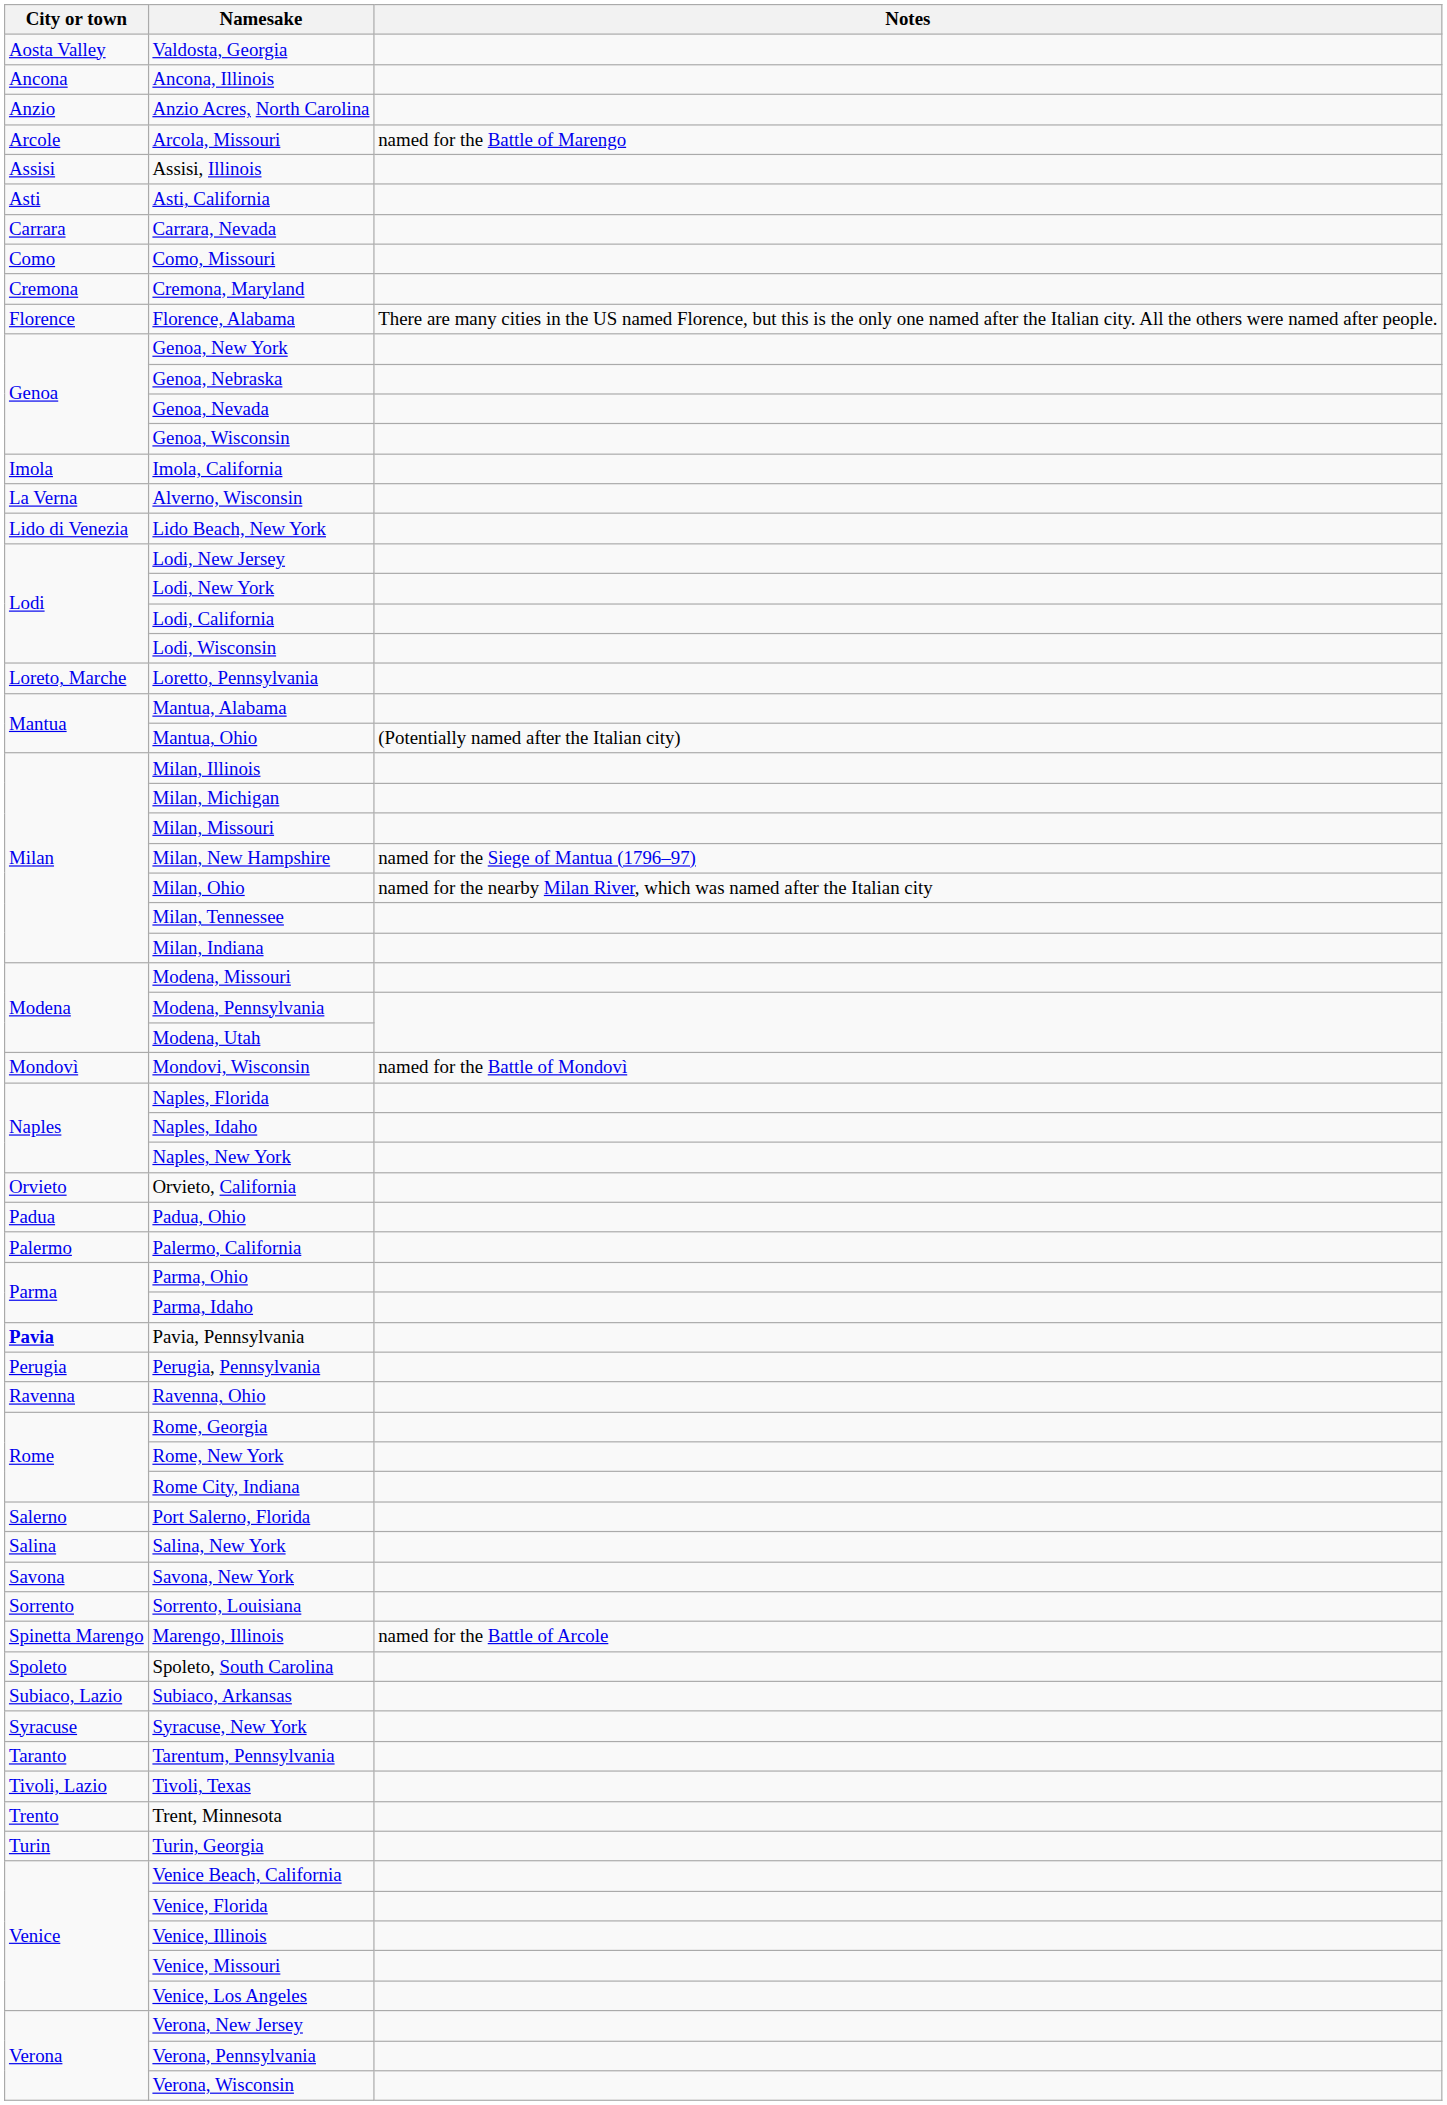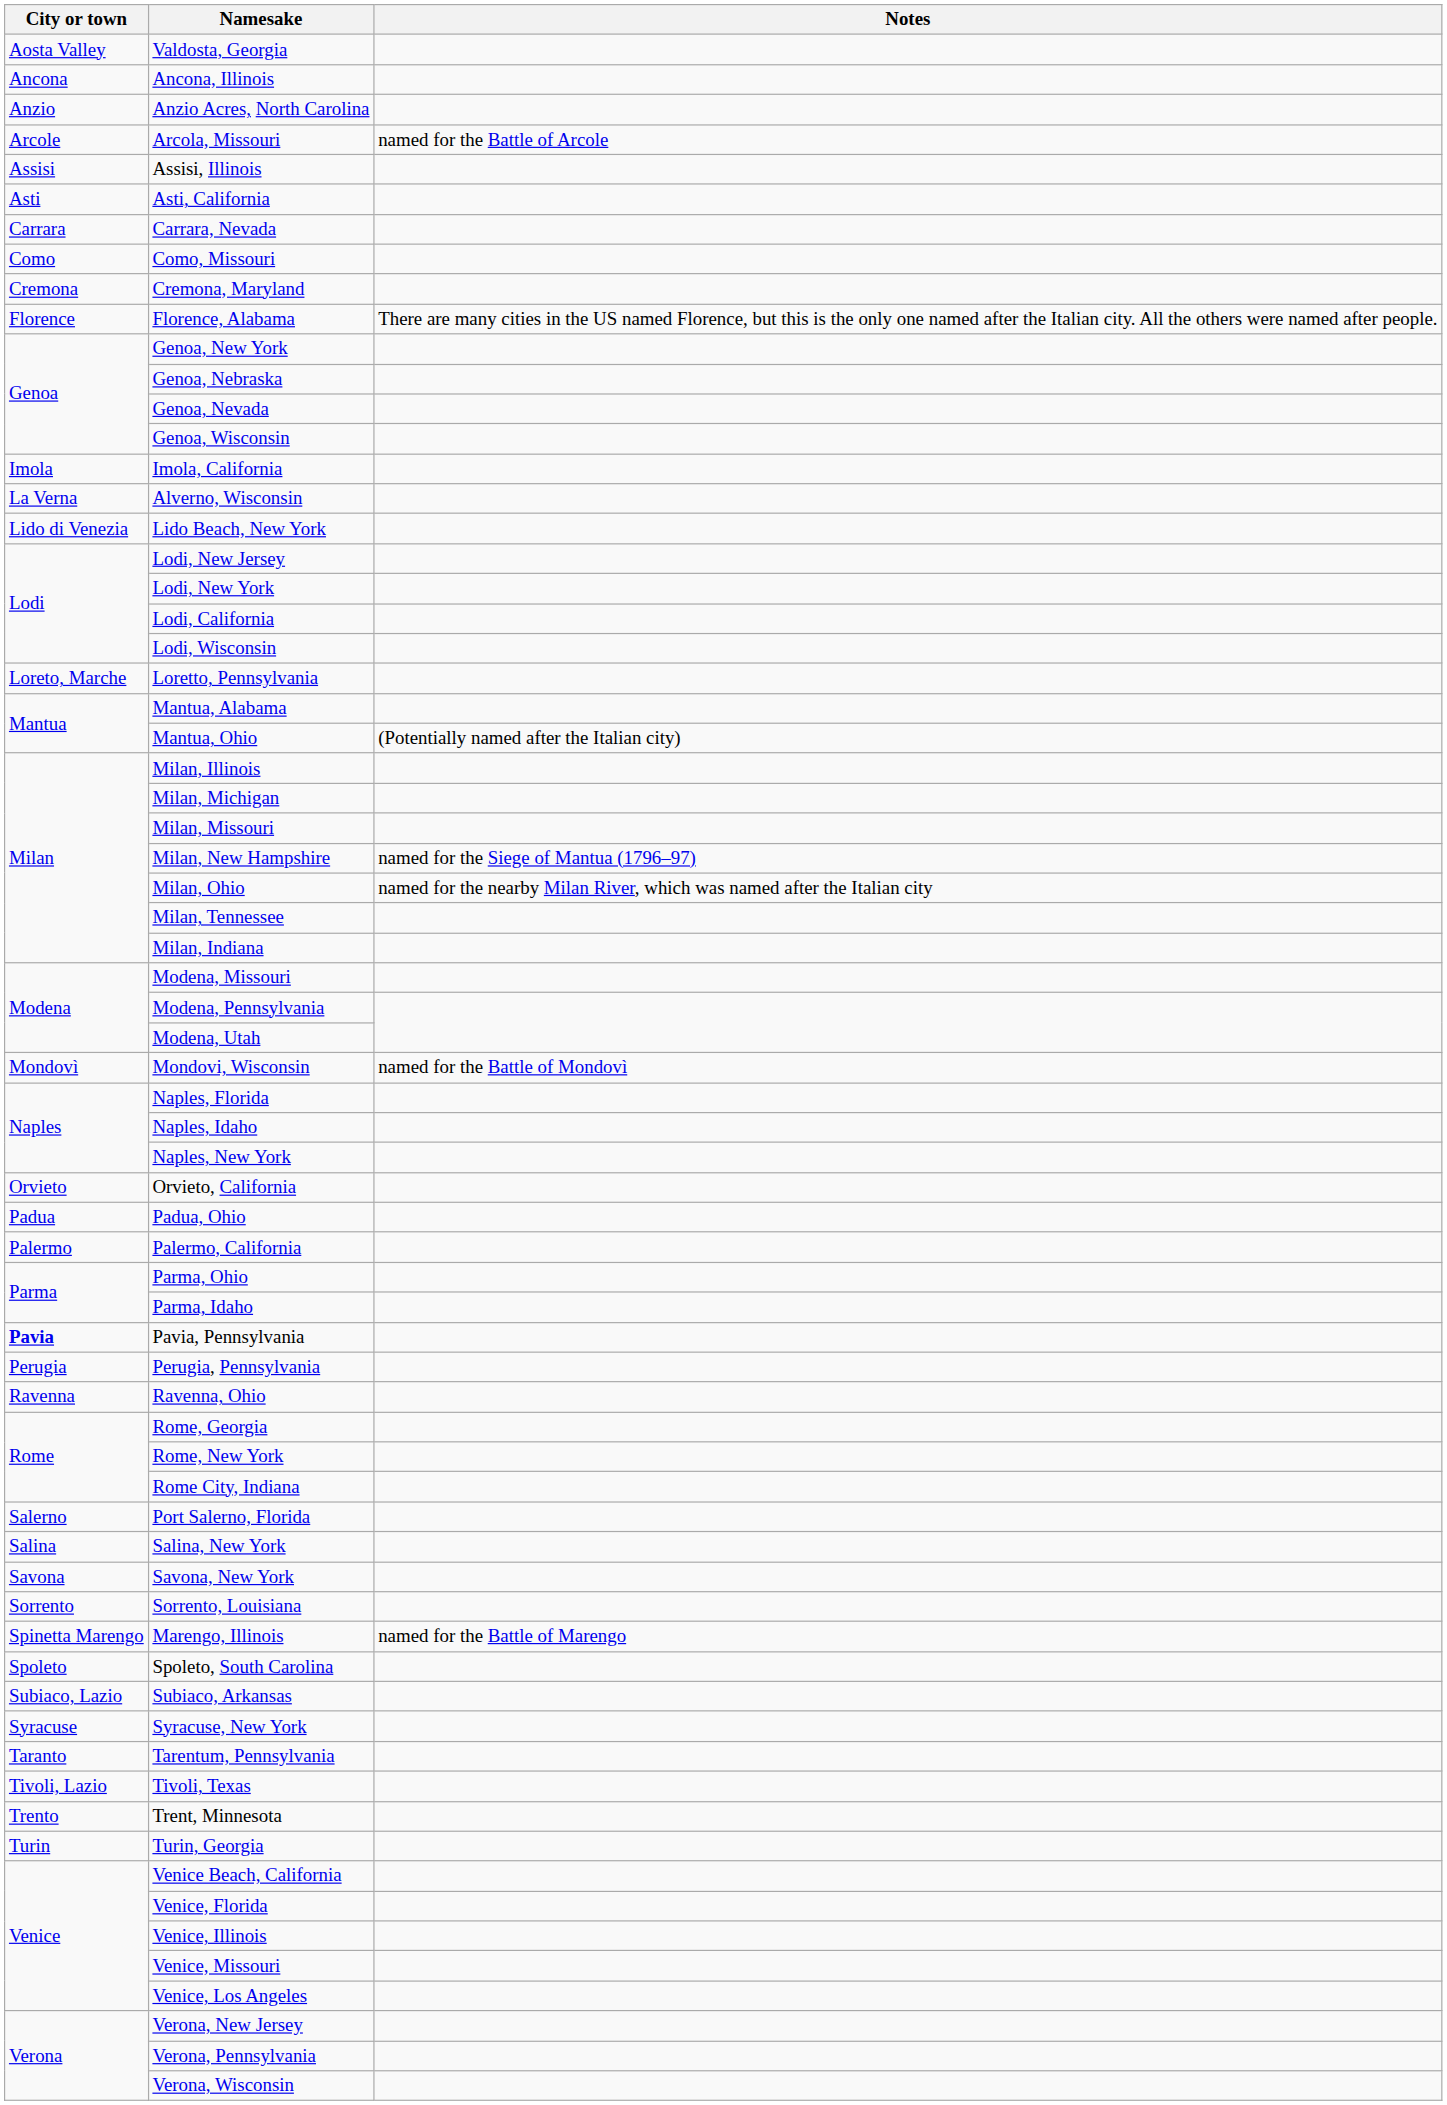(502, 139) named for the Battle of Marengo -> (493, 139) named for the Battle of Arcole
(493, 1636) named for the Battle of Arcole -> (502, 1636) named for the Battle of Marengo
